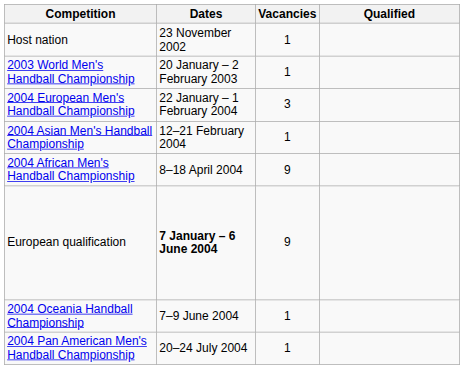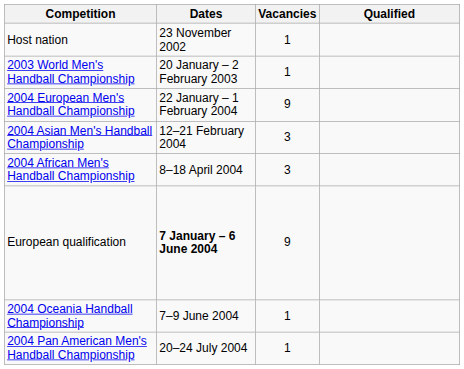(287, 104) 3 -> (287, 104) 9
(287, 137) 1 -> (287, 137) 3
(287, 169) 9 -> (287, 169) 3
